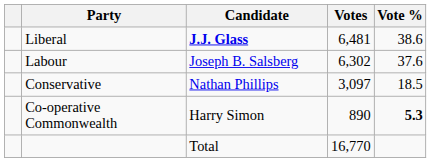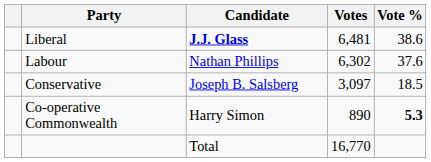(244, 61) Joseph B. Salsberg -> (234, 61) Nathan Phillips
(234, 84) Nathan Phillips -> (244, 84) Joseph B. Salsberg
